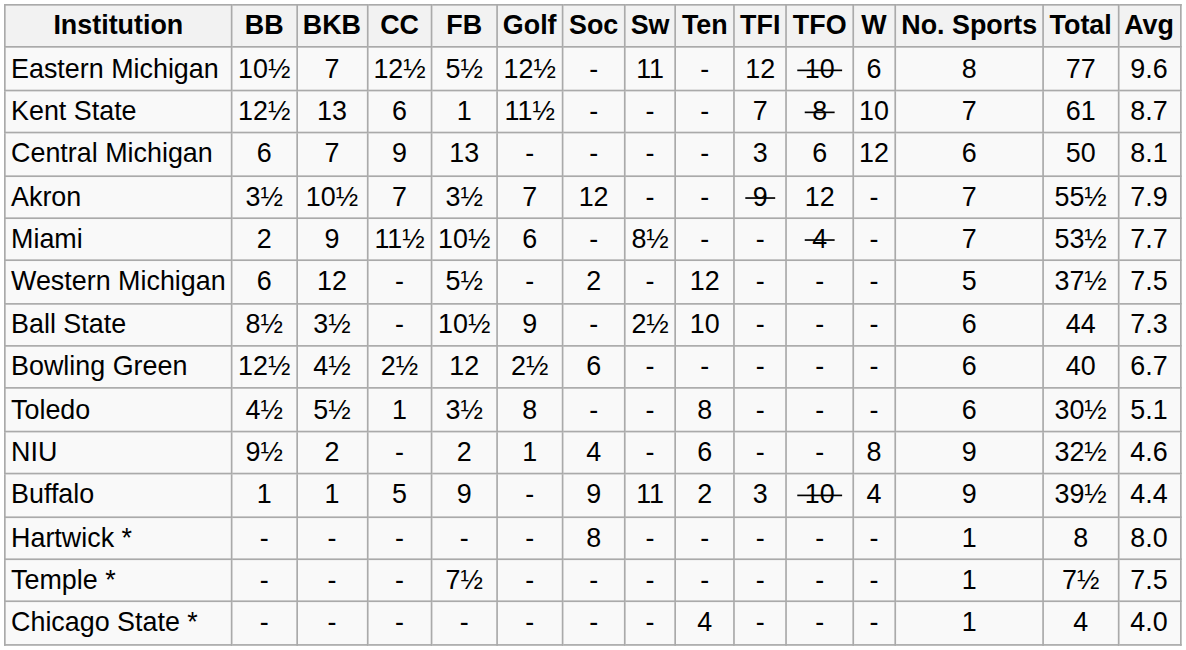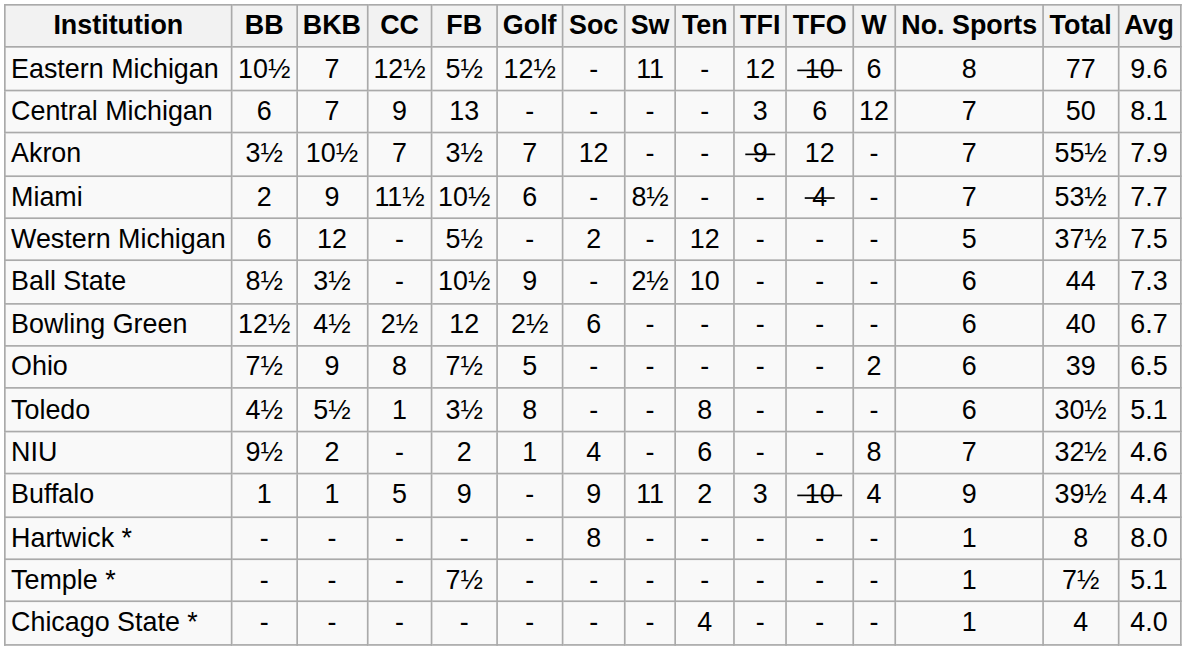- row: (74, 111)
(969, 153) 6 -> (969, 111) 7
+ row: (39, 366)
(969, 452) 9 -> (969, 452) 7
(1149, 580) 7.5 -> (1149, 580) 5.1
